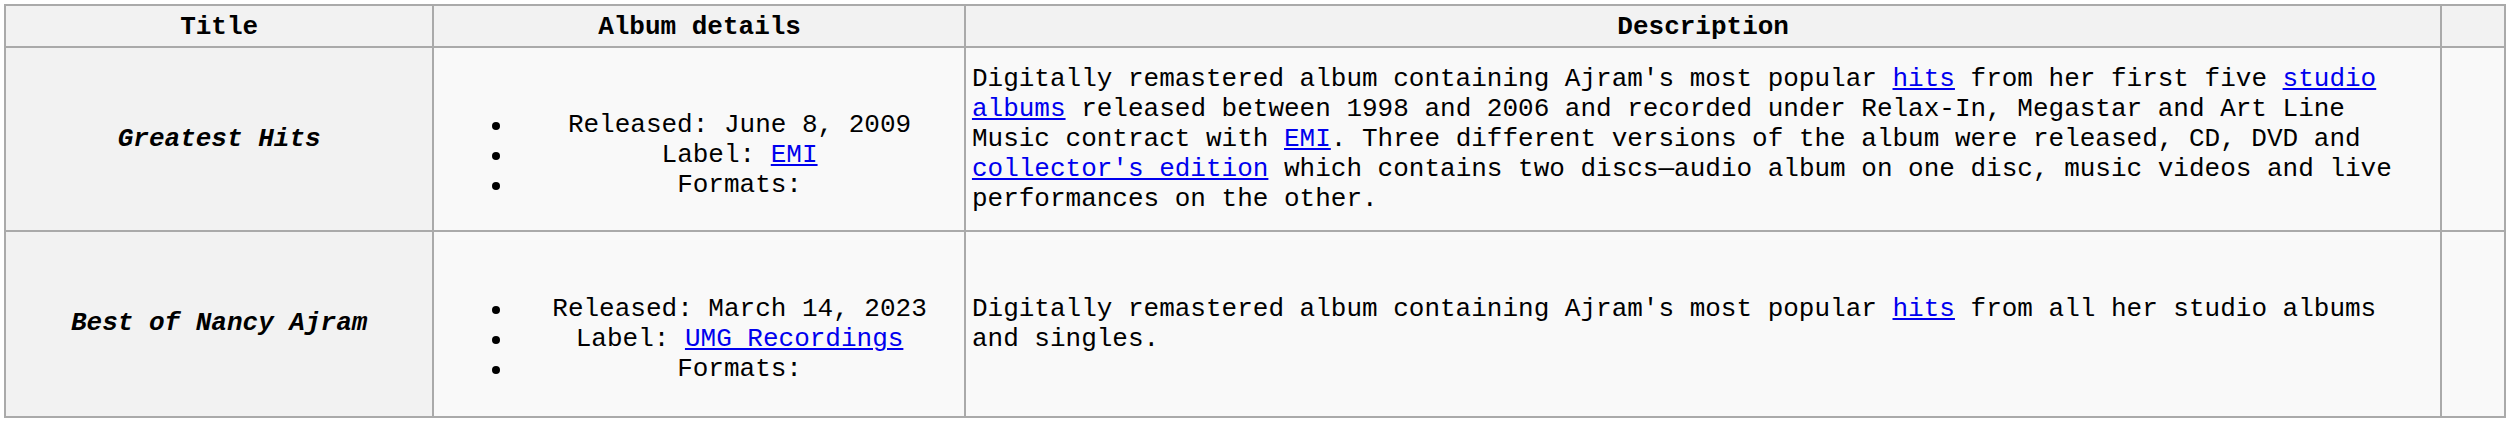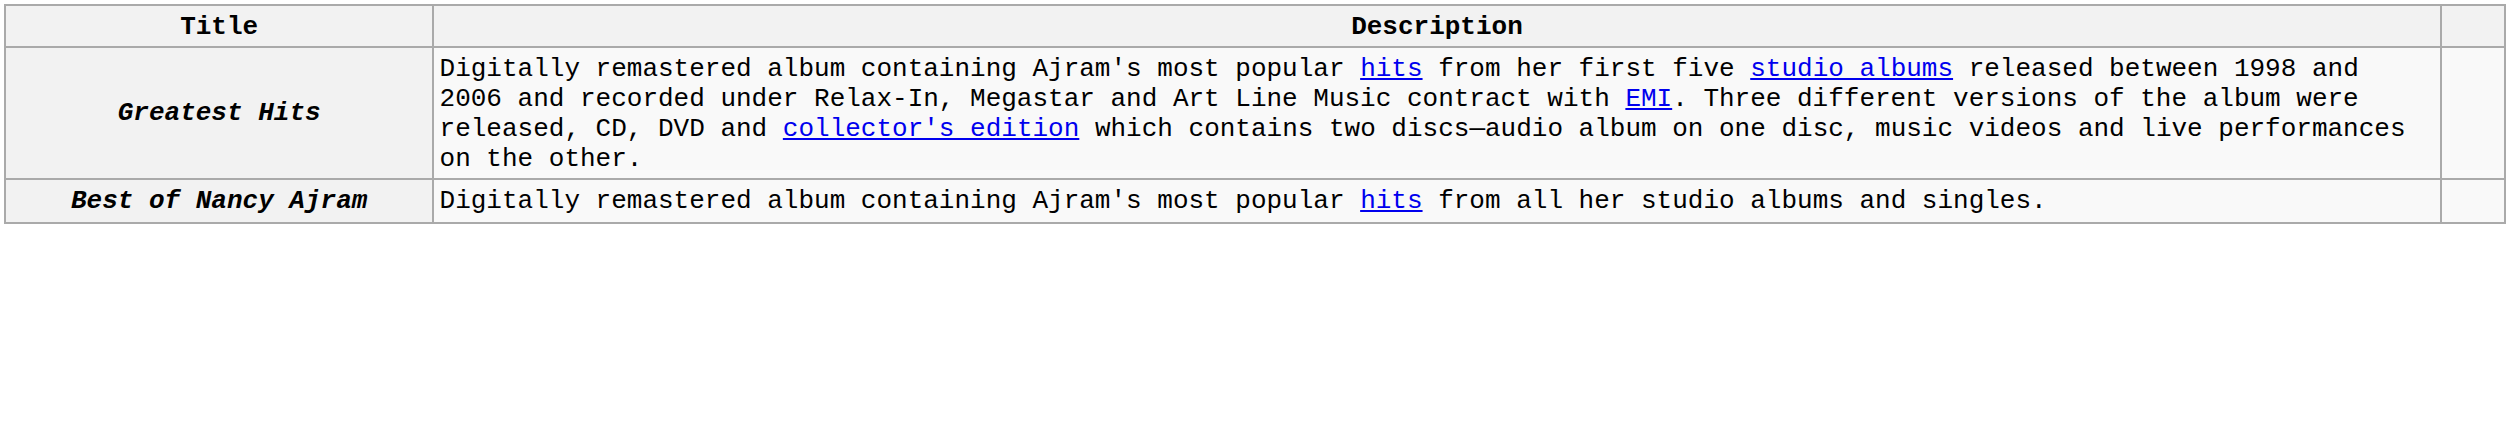- column: (700, 26)
